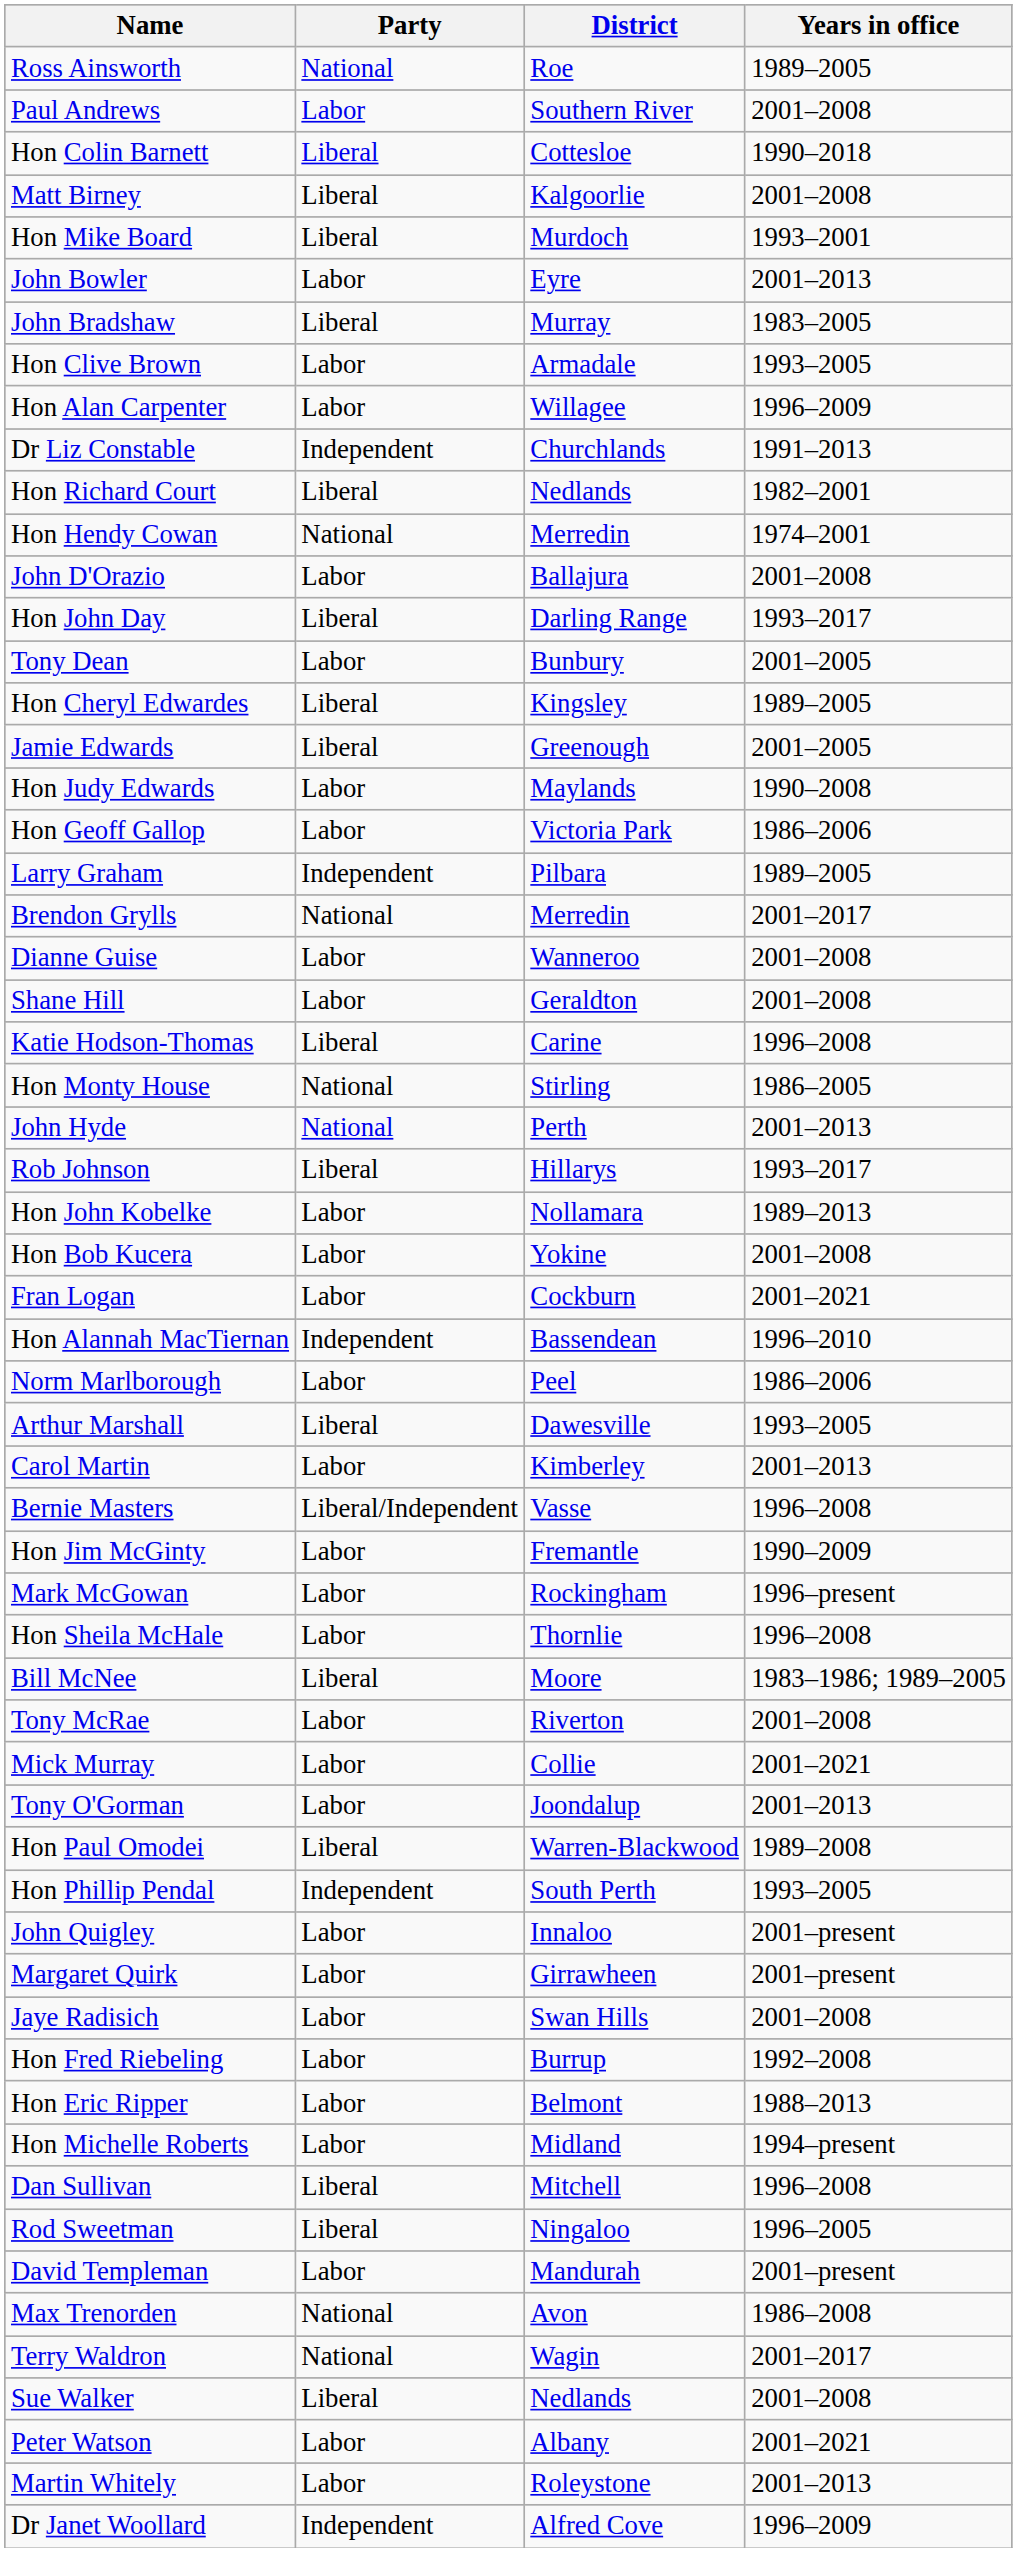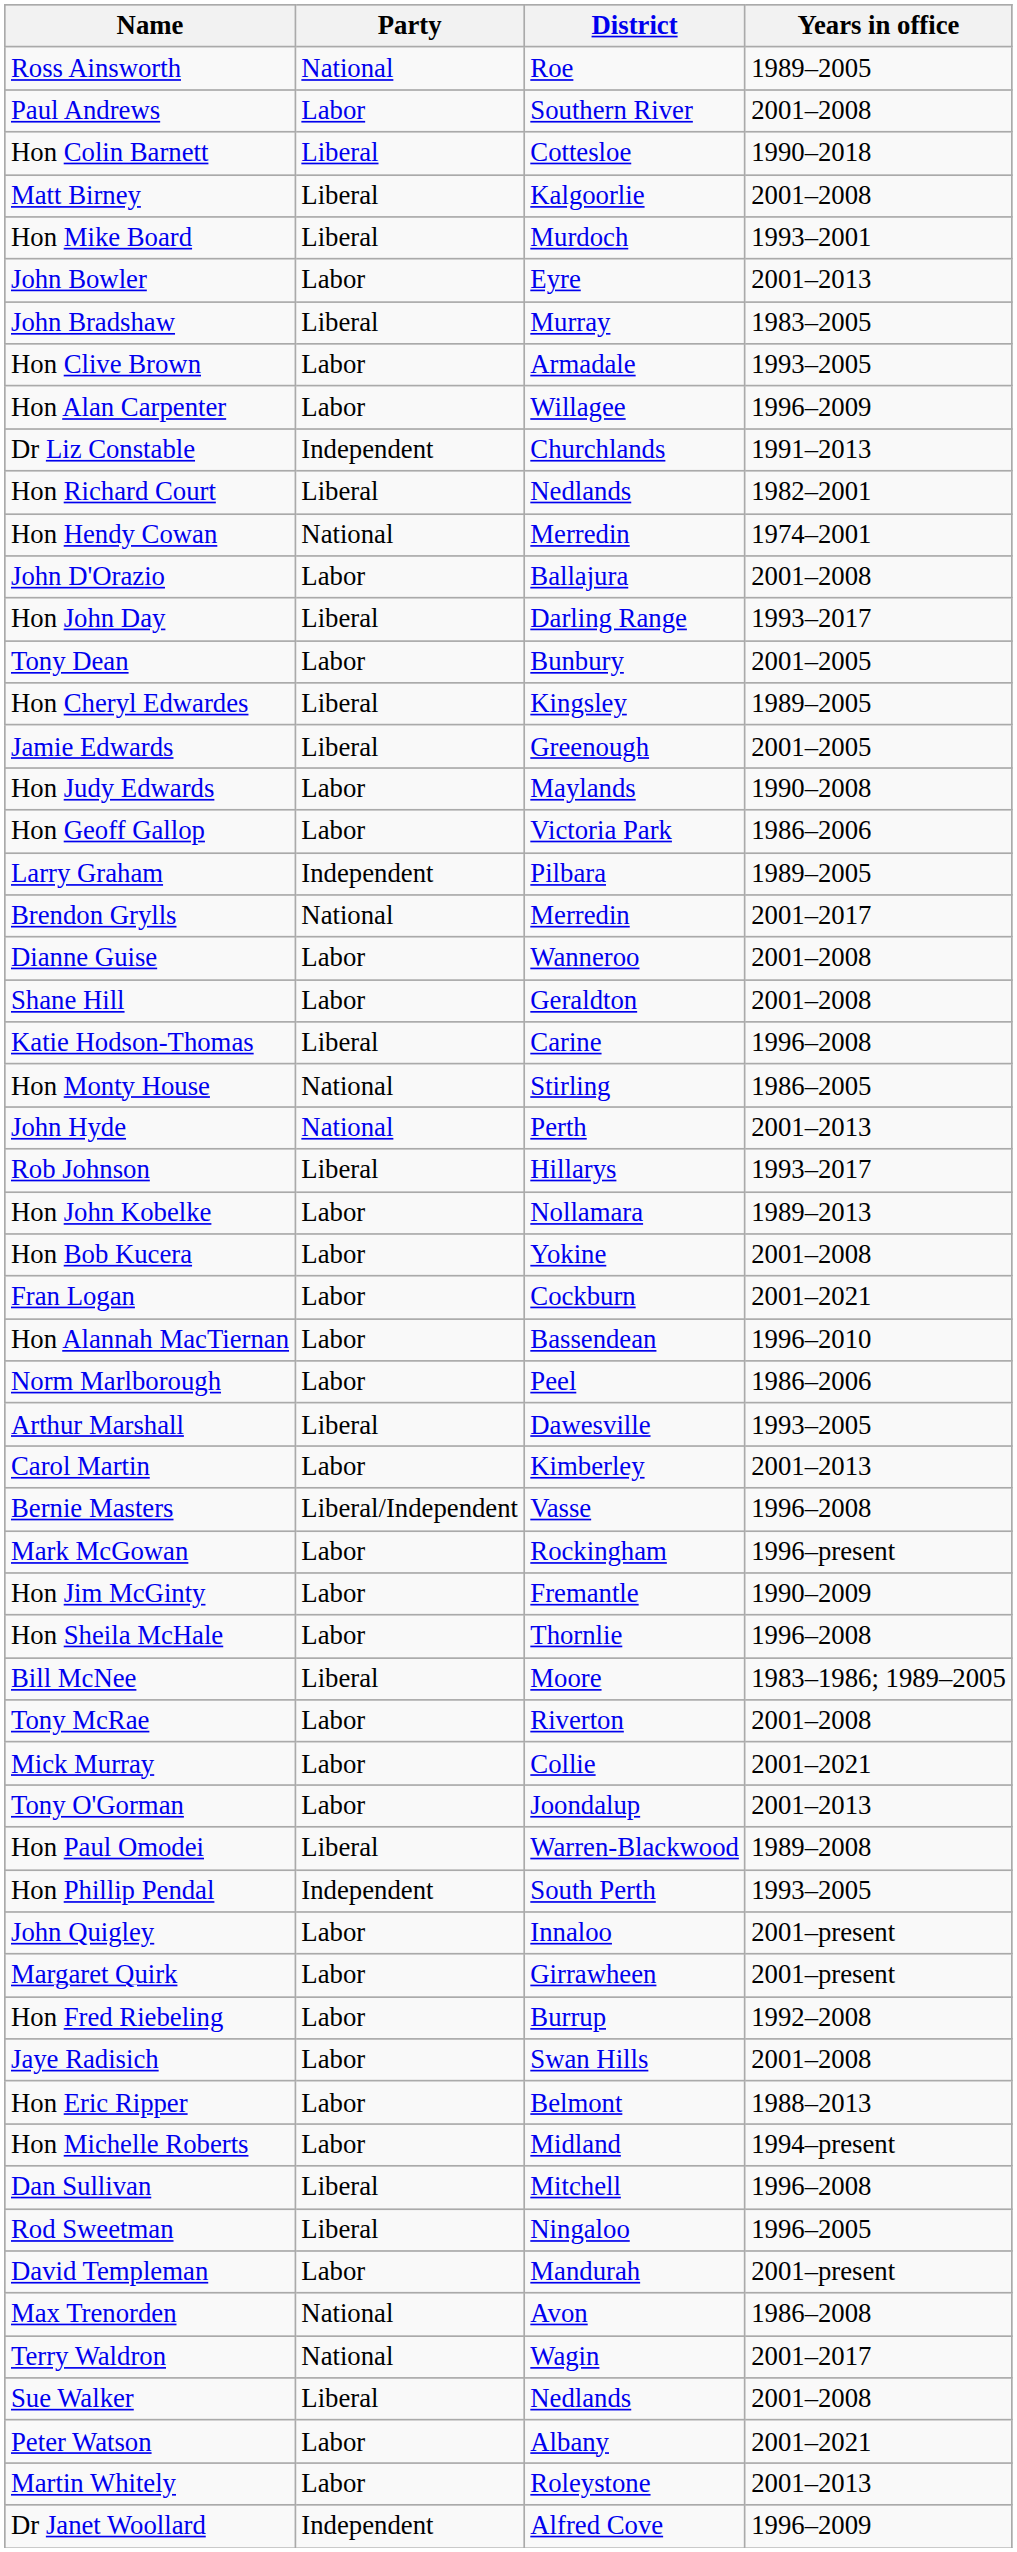(367, 1339) Independent -> (333, 1339) Labor
rows swapped: (108, 1551) <-> (100, 1593)
rows swapped: (85, 2017) <-> (117, 2059)
